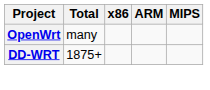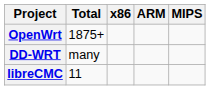(82, 34) many -> (86, 34) 1875+
(84, 54) 1875+ -> (84, 54) many
+ row: (35, 74)
